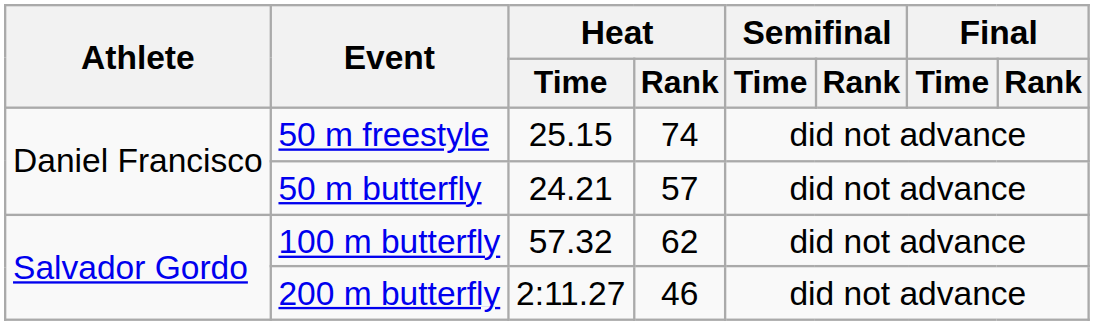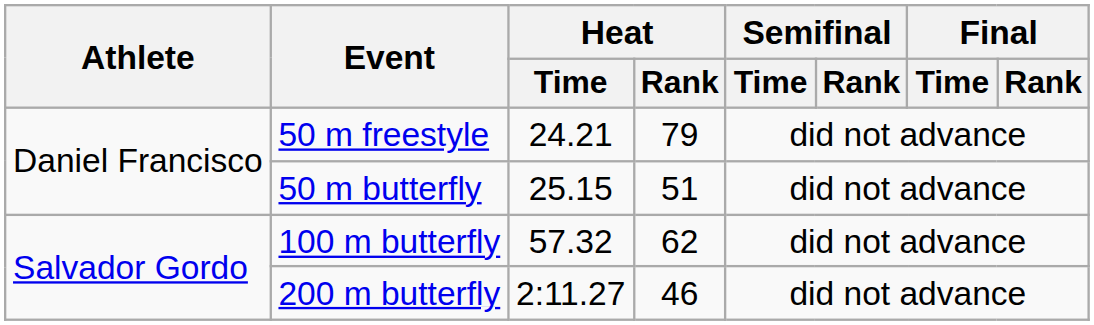(571, 135) 25.15 -> (571, 135) 24.21
(680, 135) 74 -> (680, 135) 79
(571, 188) 24.21 -> (571, 188) 25.15
(680, 188) 57 -> (680, 188) 51
